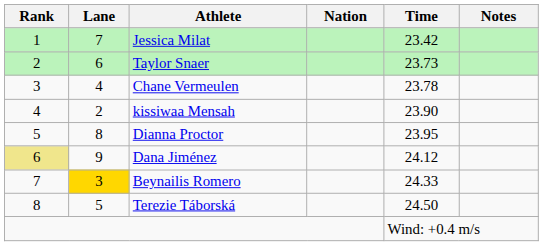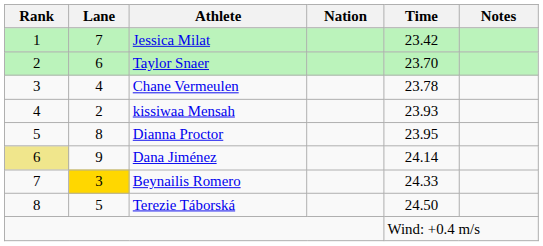(422, 63) 23.73 -> (422, 63) 23.70
(422, 110) 23.90 -> (422, 110) 23.93
(422, 157) 24.12 -> (422, 157) 24.14
